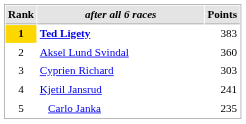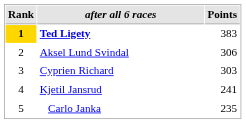(229, 52) 360 -> (229, 52) 306
